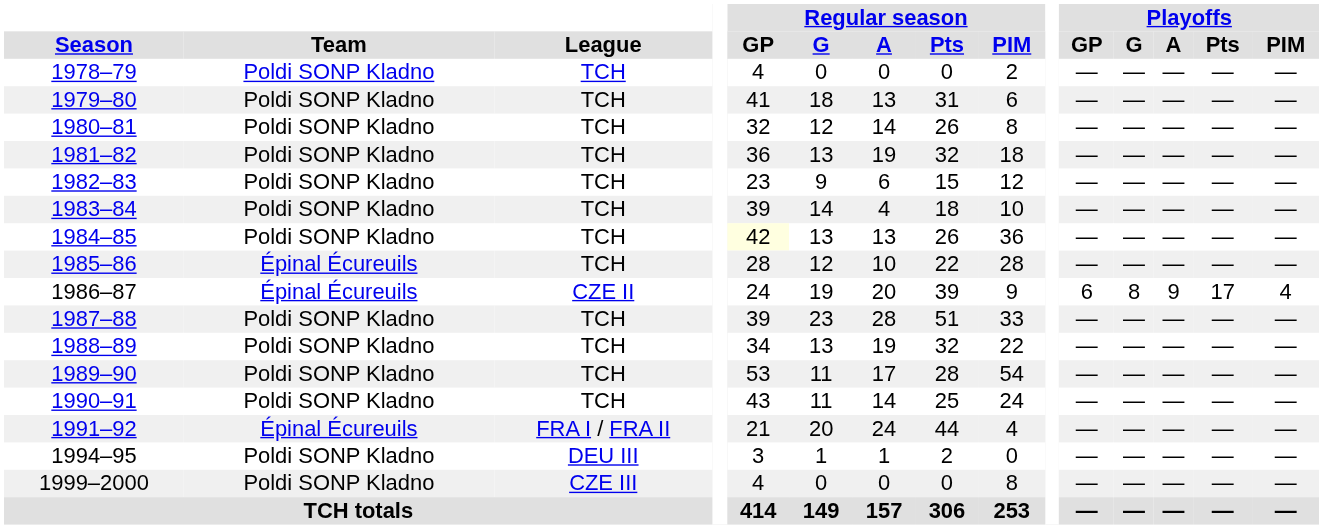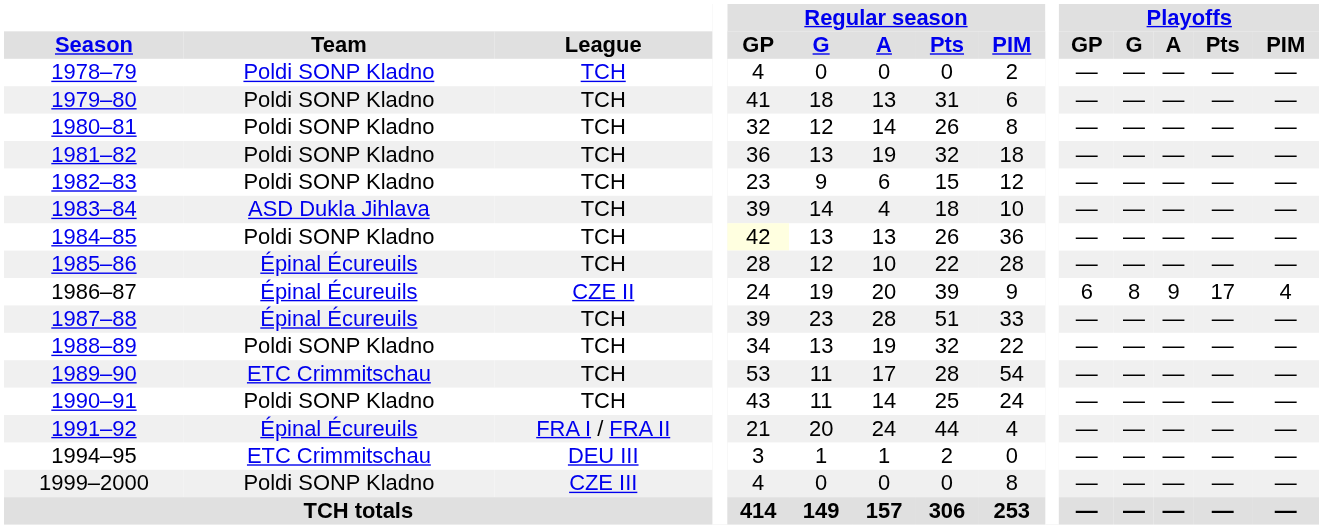(339, 209) Poldi SONP Kladno -> (339, 209) ASD Dukla Jihlava
(339, 318) Poldi SONP Kladno -> (339, 318) Épinal Écureuils
(339, 373) Poldi SONP Kladno -> (339, 373) ETC Crimmitschau
(339, 455) Poldi SONP Kladno -> (339, 455) ETC Crimmitschau
